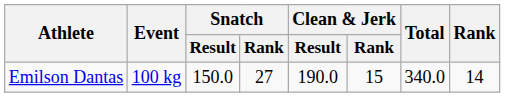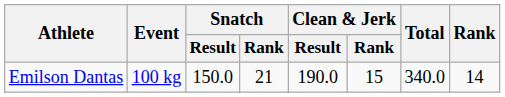(264, 77) 27 -> (264, 77) 21
